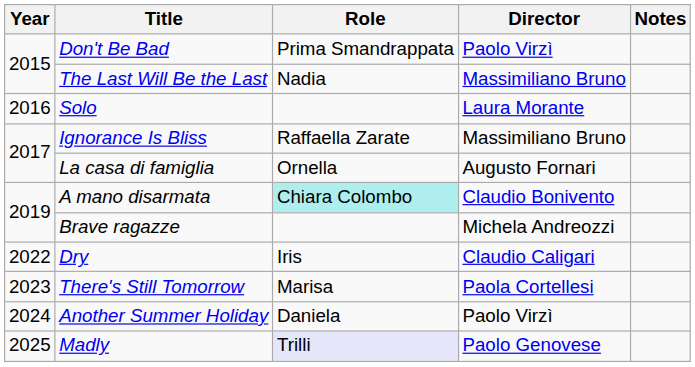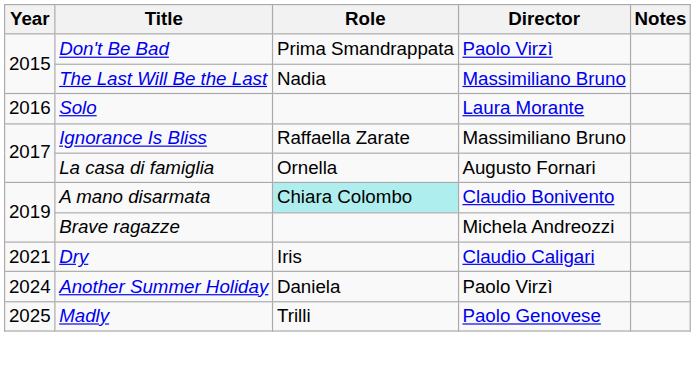(30, 256) 2022 -> (30, 256) 2021
- row: (152, 286)
(294, 345) lavender background -> (294, 316) no background
